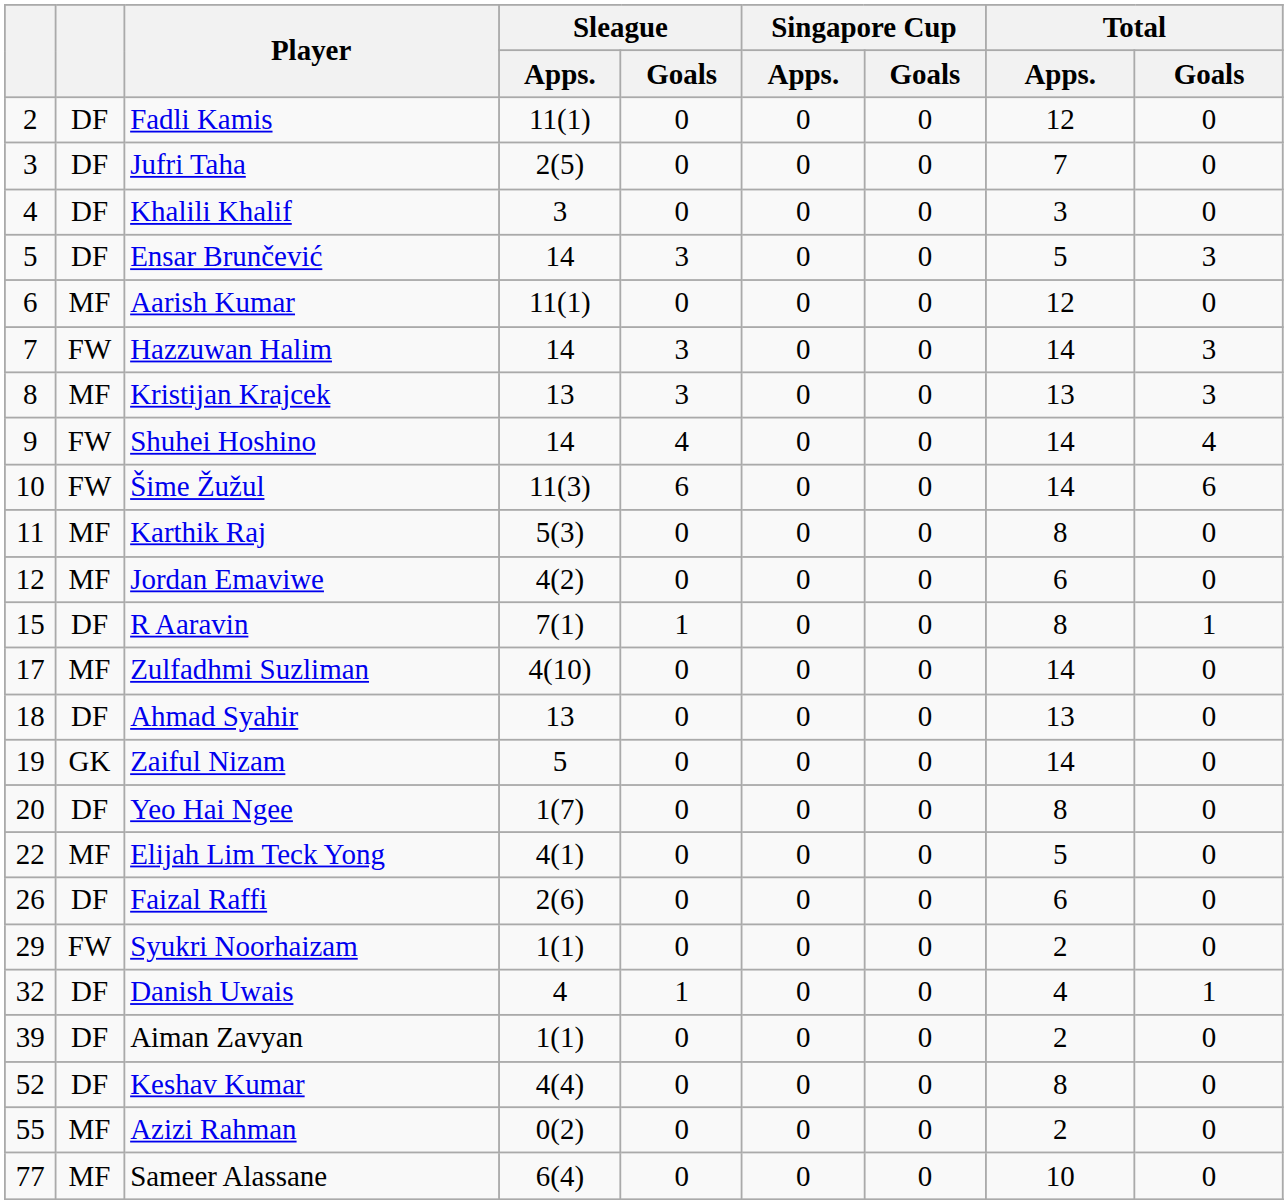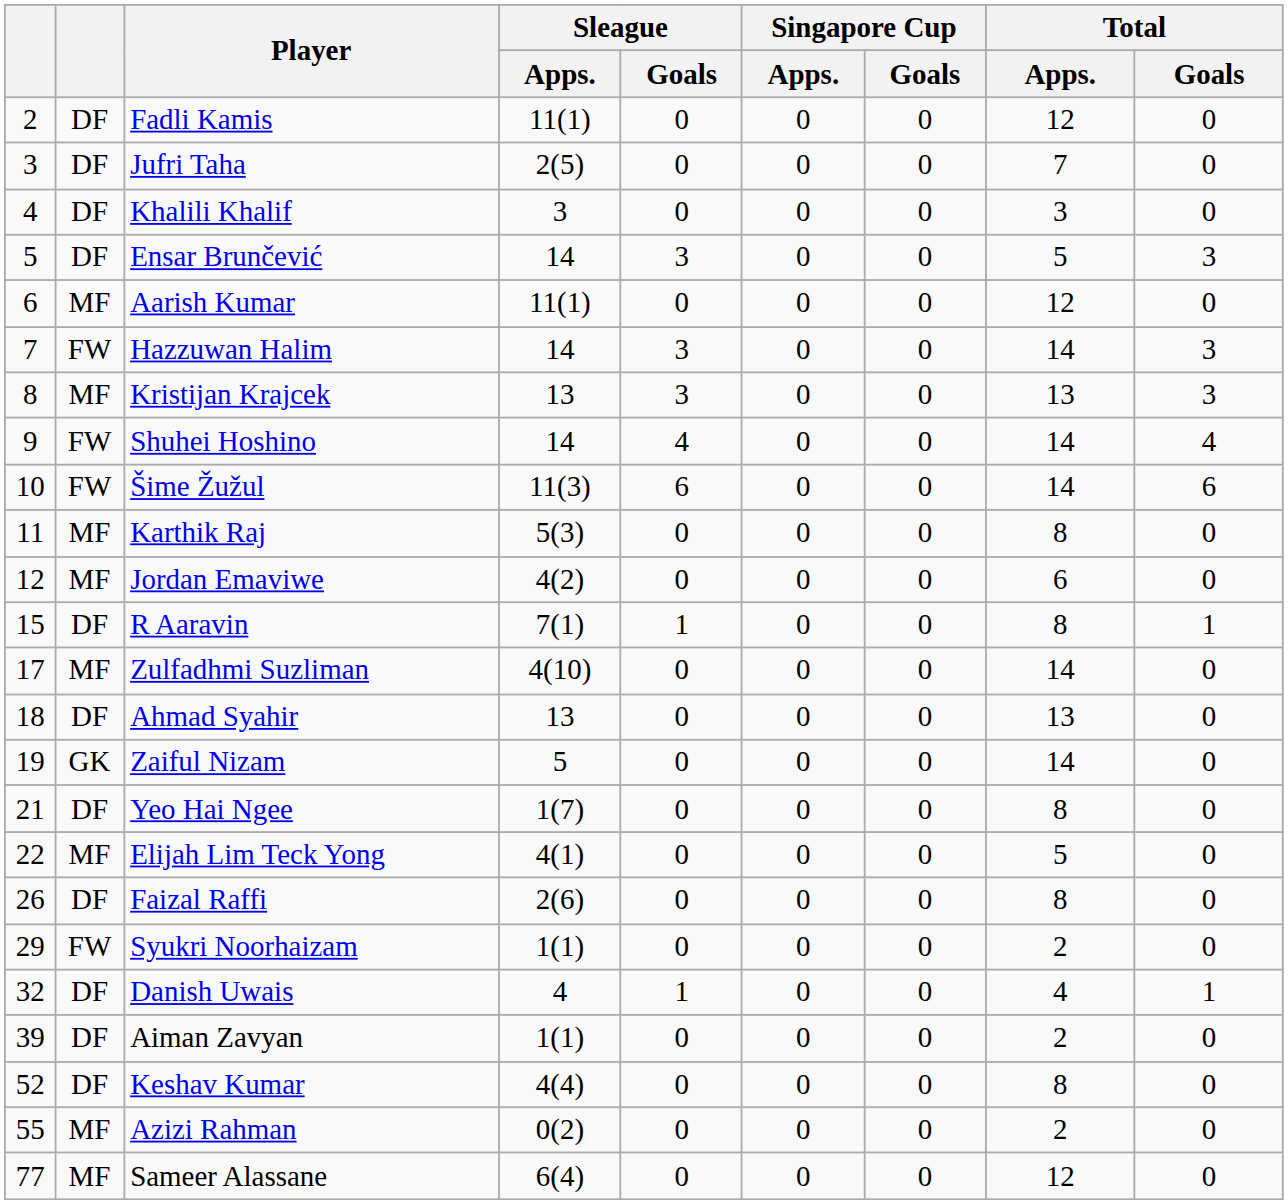(30, 808) 20 -> (30, 808) 21
(1060, 900) 6 -> (1060, 900) 8
(1060, 1175) 10 -> (1060, 1175) 12
